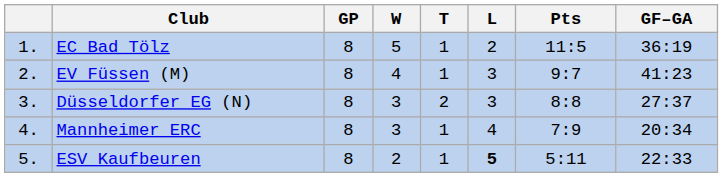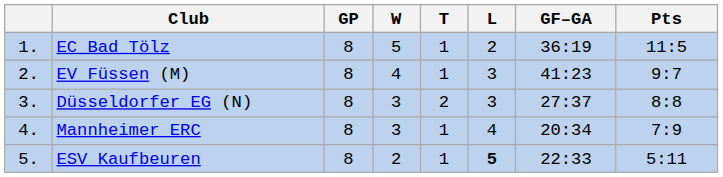columns swapped: (667, 19) <-> (566, 19)
